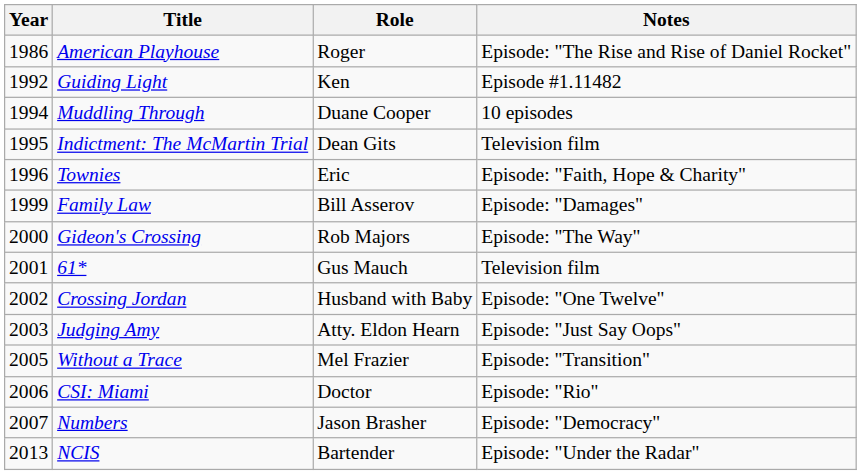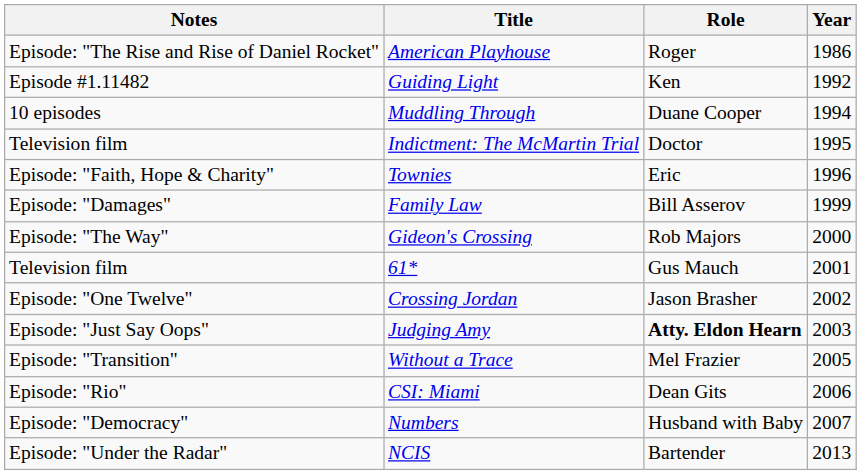columns swapped: (29, 19) <-> (666, 19)
(356, 143) Dean Gits -> (675, 143) Doctor
(395, 298) Husband with Baby -> (703, 298) Jason Brasher
(388, 329) normal -> (725, 329) bold
(344, 391) Doctor -> (687, 391) Dean Gits
(372, 422) Jason Brasher -> (726, 422) Husband with Baby
